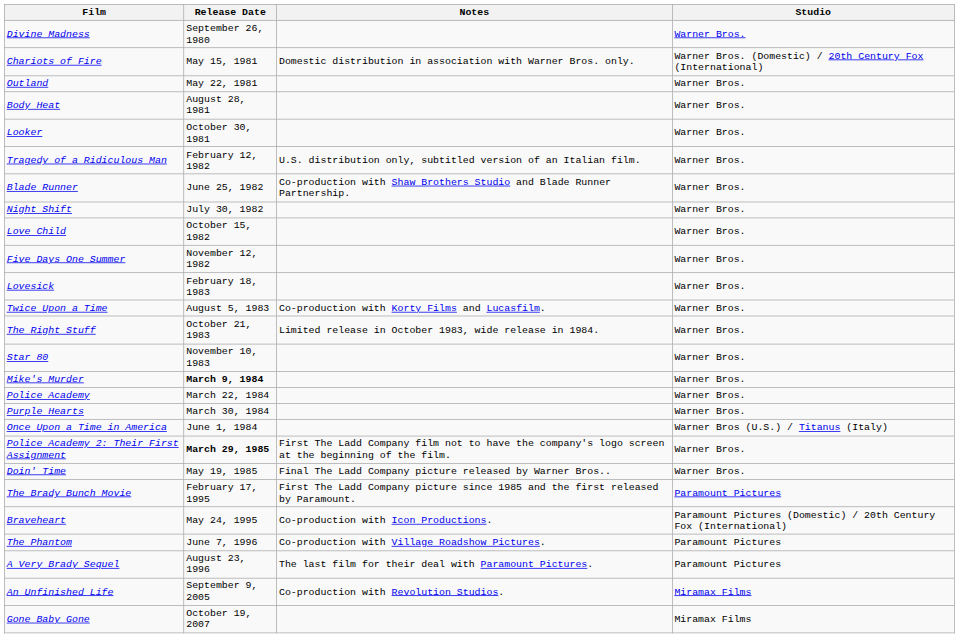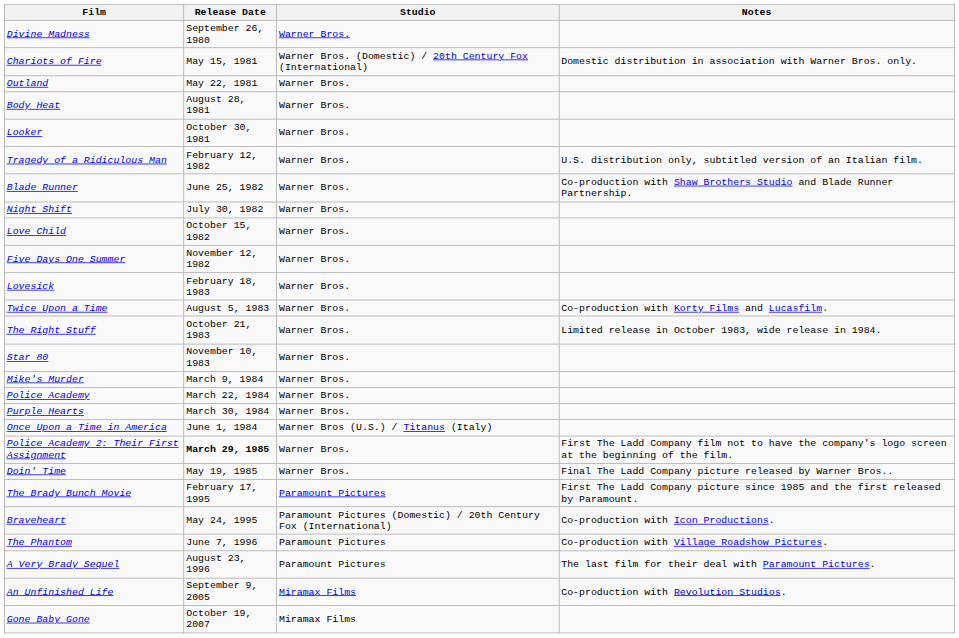columns swapped: (813, 12) <-> (474, 12)
(225, 379) bold -> (225, 379) normal
